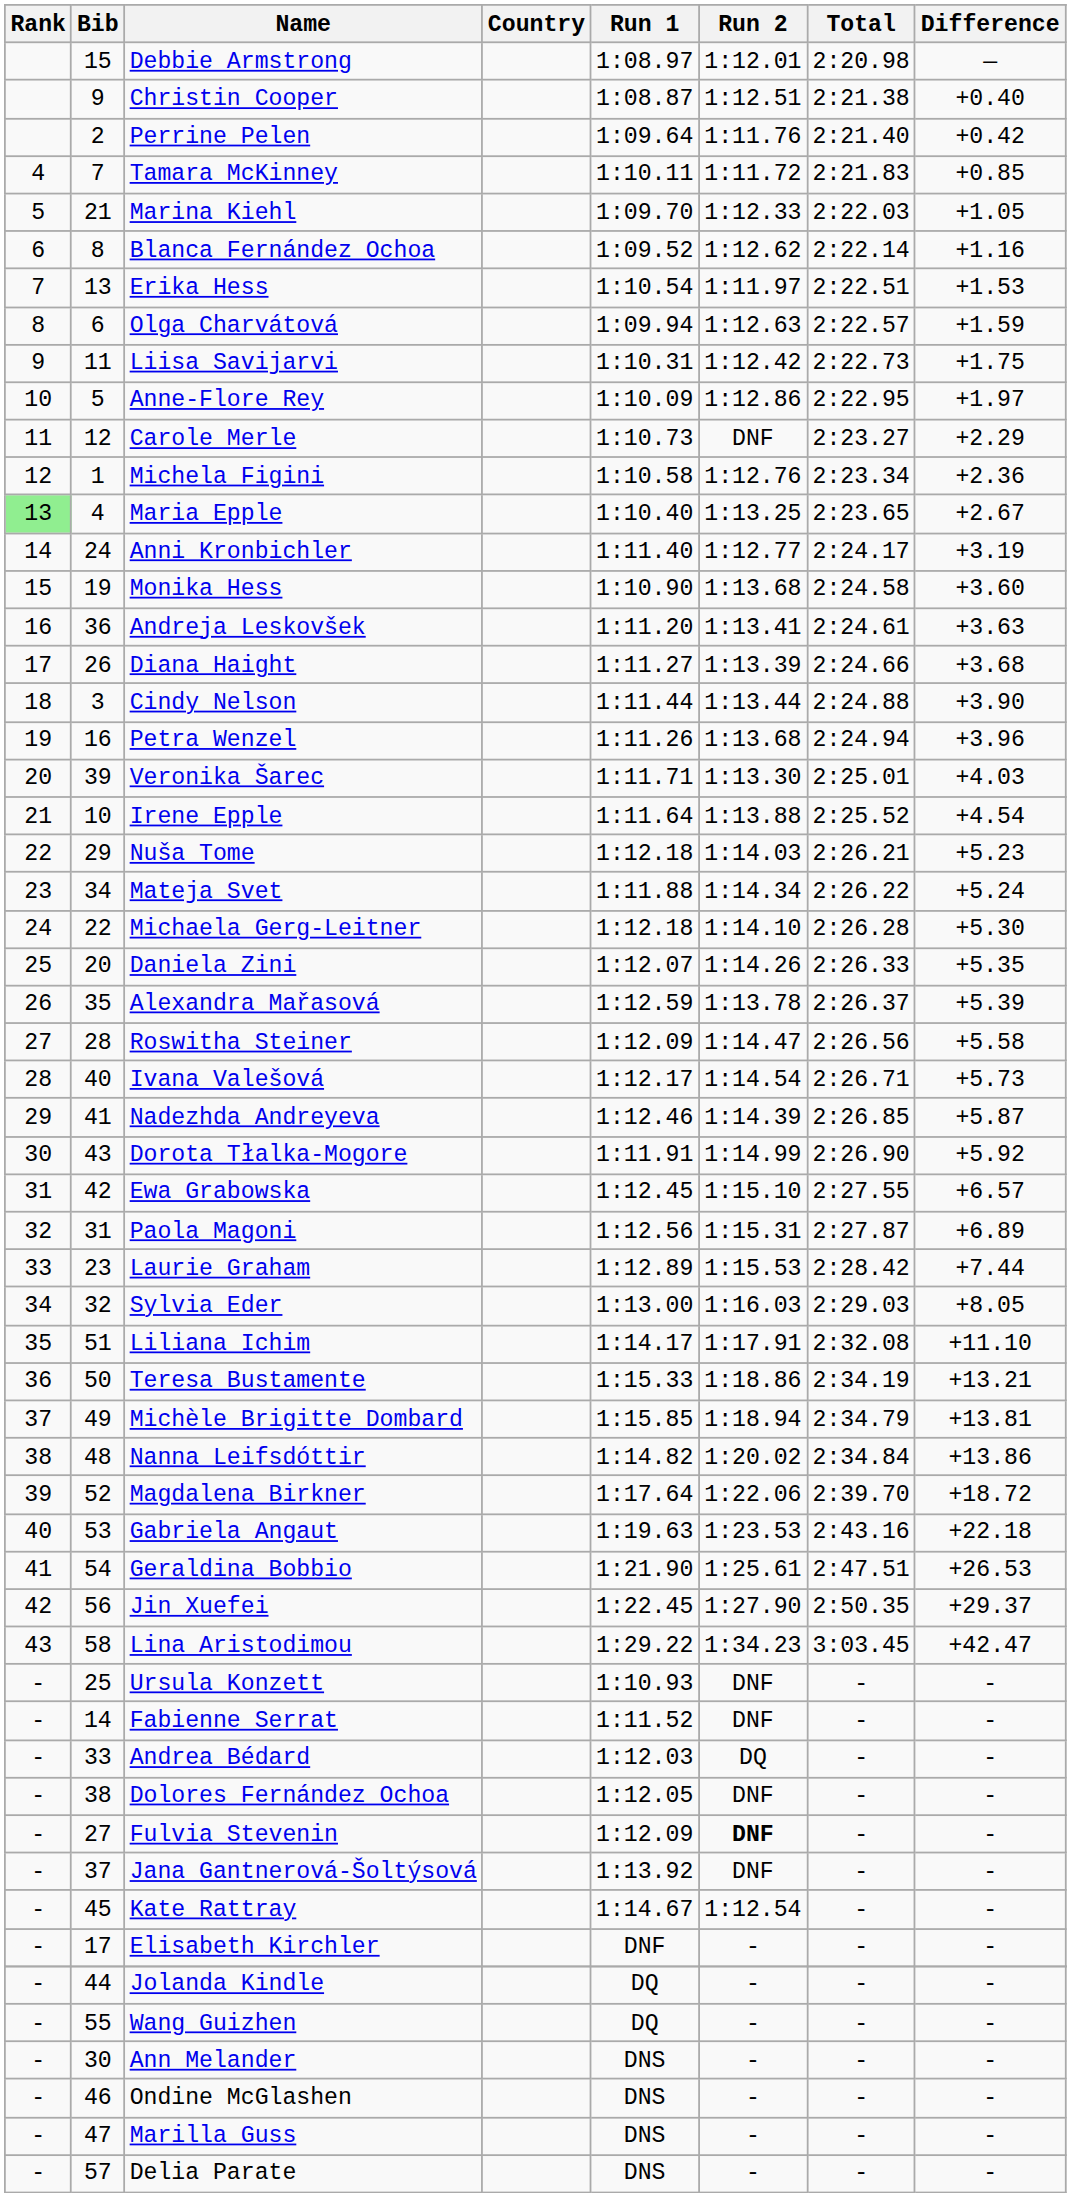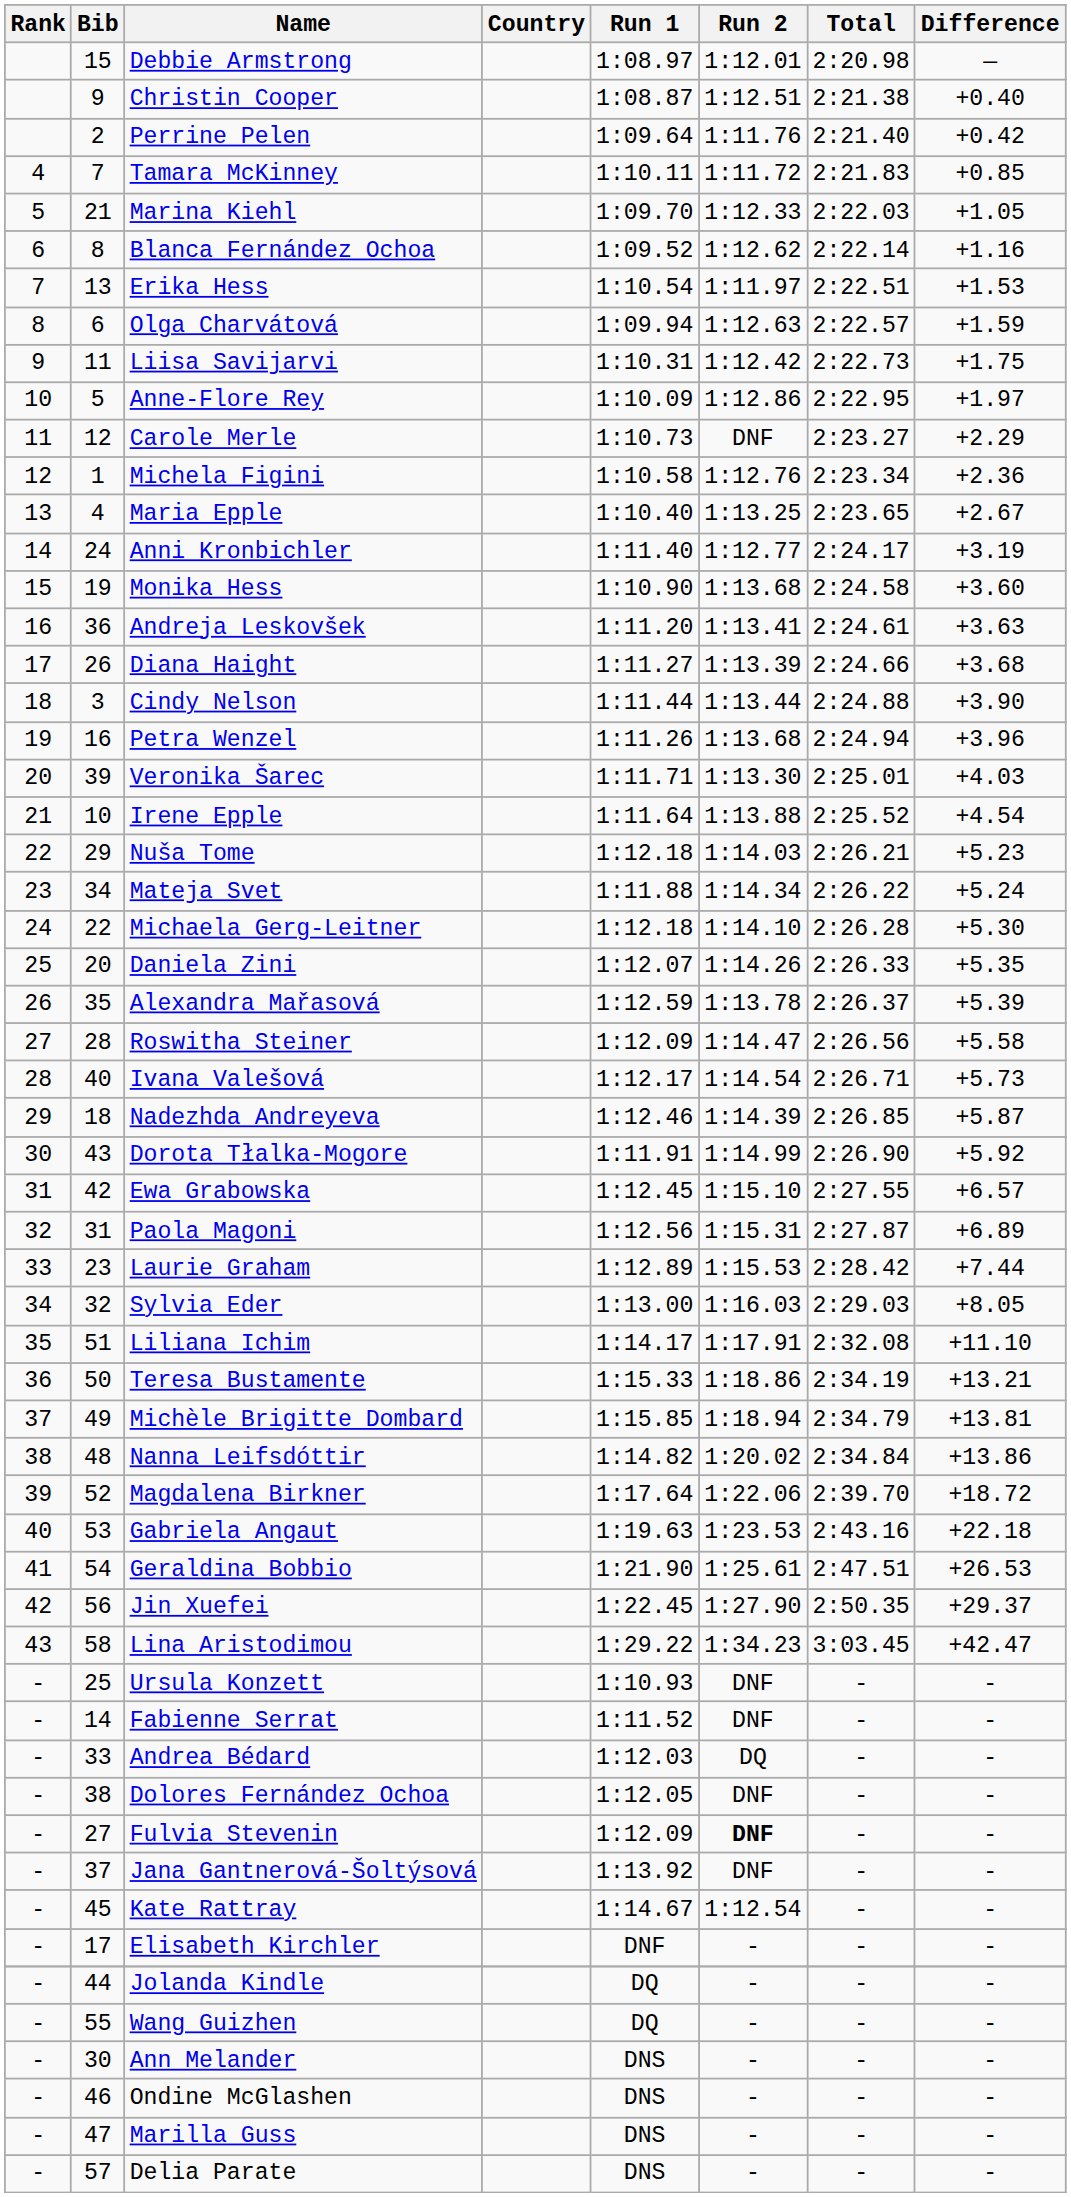(38, 514) lightgreen background -> (38, 514) no background
(98, 1117) 41 -> (98, 1117) 18
